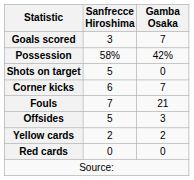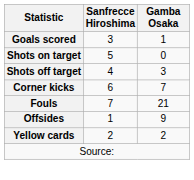(163, 39) 7 -> (163, 39) 1
- row: (44, 55)
+ row: (44, 71)
(110, 119) 5 -> (110, 119) 1
(163, 119) 3 -> (163, 119) 9
- row: (44, 151)
